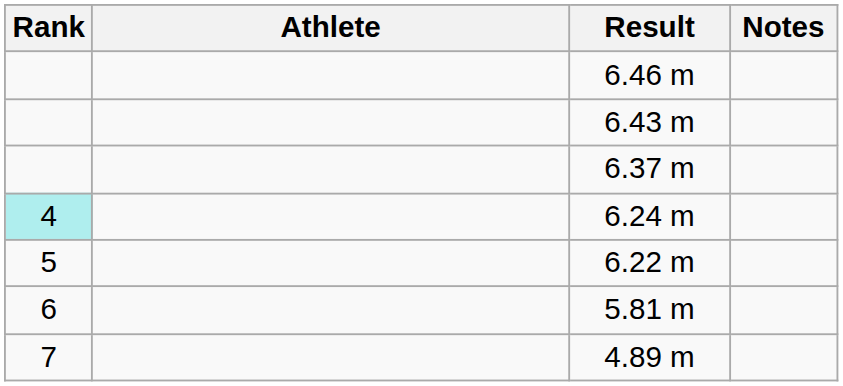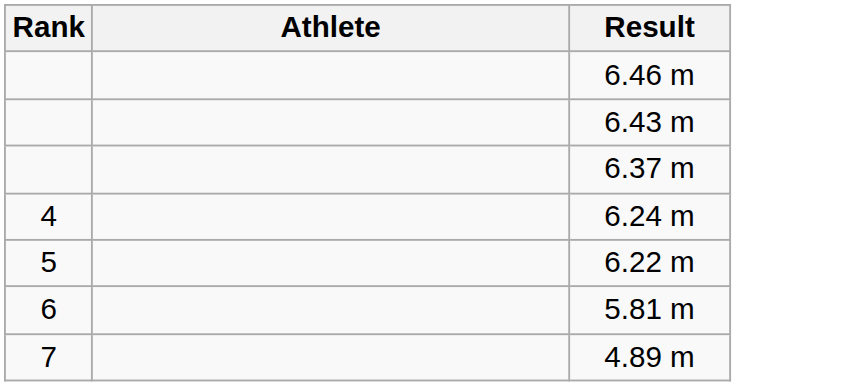- column: (783, 27)
(49, 215) paleturquoise background -> (49, 215) no background
